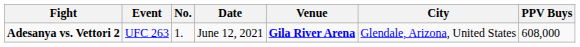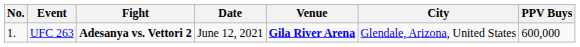columns swapped: (183, 13) <-> (63, 13)
(541, 32) 608,000 -> (541, 32) 600,000
